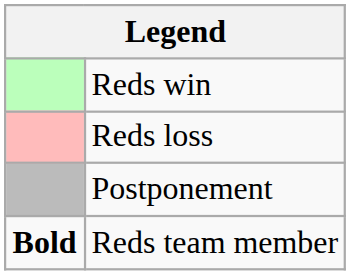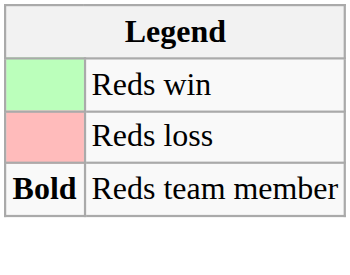- row: (182, 189)
